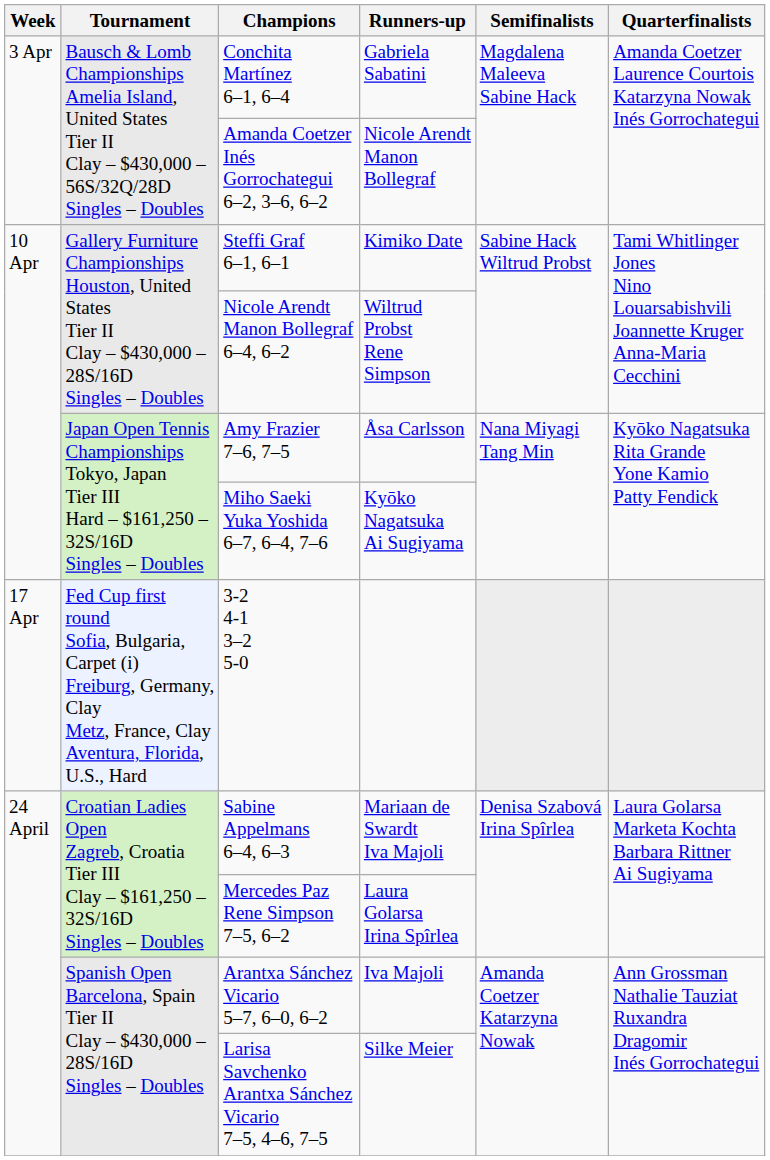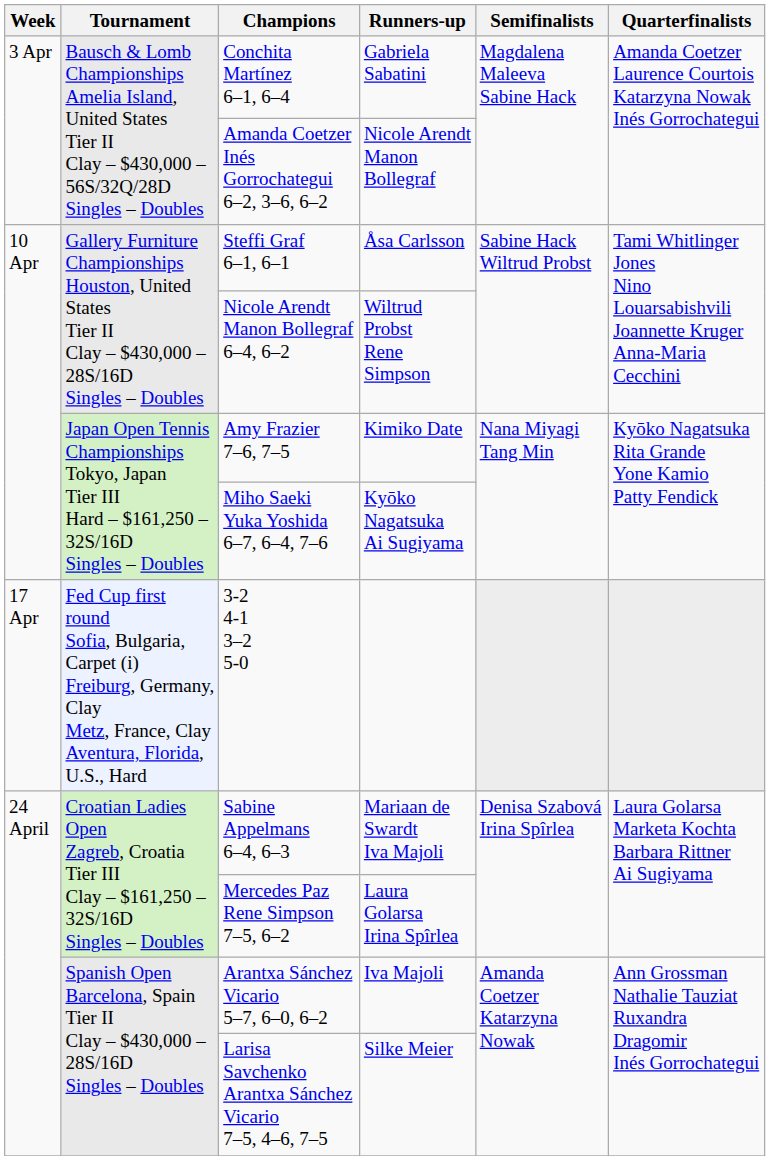(413, 240) Kimiko Date -> (414, 240) Åsa Carlsson
(414, 429) Åsa Carlsson -> (413, 429) Kimiko Date
